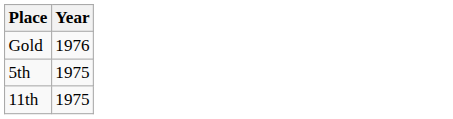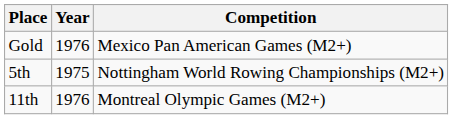+ column: (271, 18)
(72, 99) 1975 -> (72, 99) 1976
